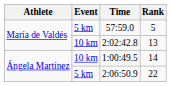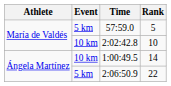(153, 43) 13 -> (153, 43) 10
